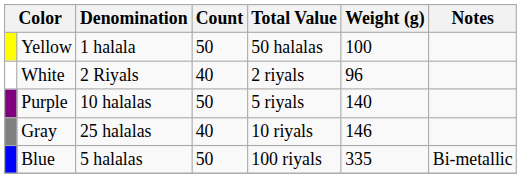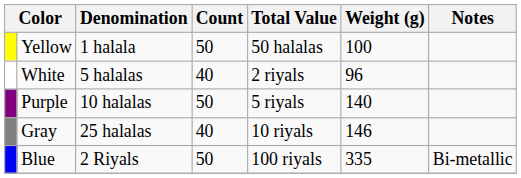(109, 74) 2 Riyals -> (111, 74) 5 halalas
(111, 159) 5 halalas -> (109, 159) 2 Riyals
